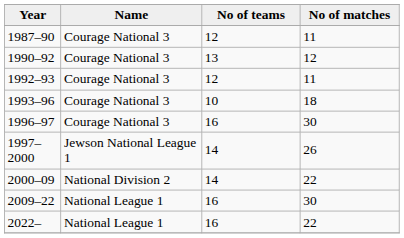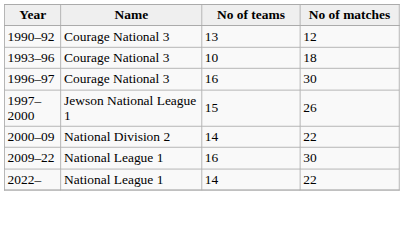- row: (31, 36)
- row: (31, 79)
(211, 150) 14 -> (211, 107) 15
(211, 222) 16 -> (211, 179) 14
